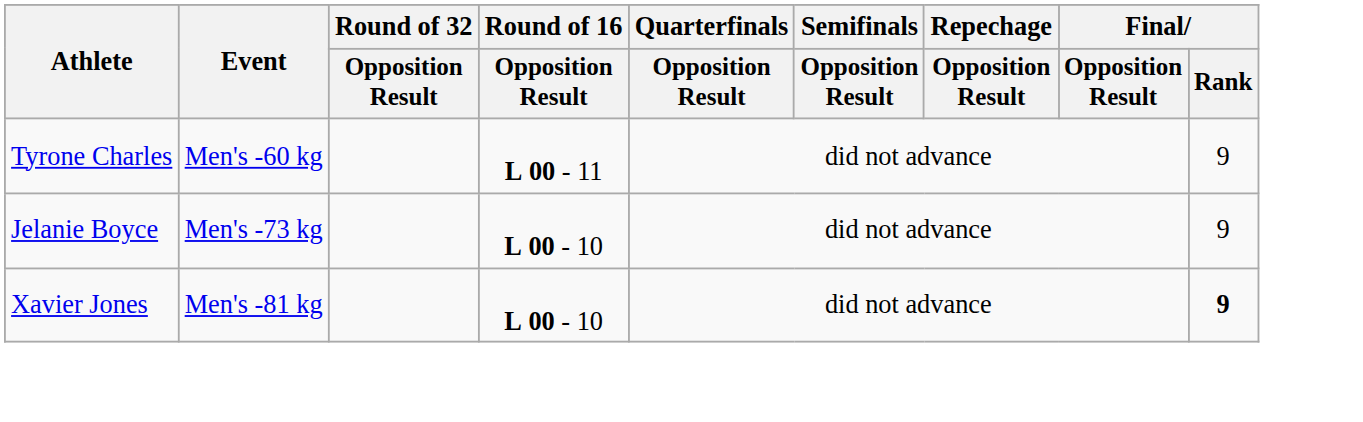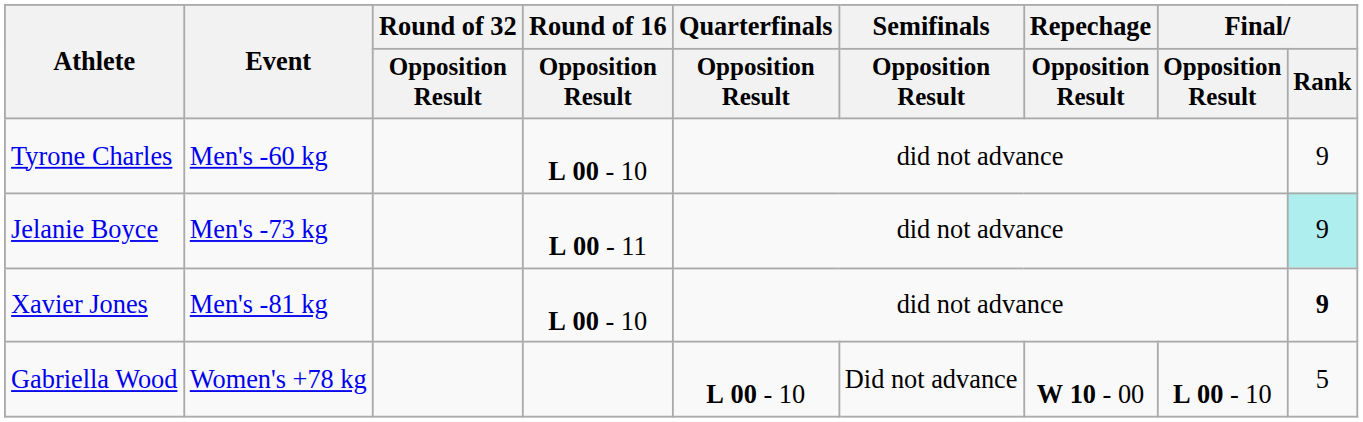(554, 171) L 00 - 11 -> (598, 171) L 00 - 10
(554, 246) L 00 - 10 -> (598, 246) L 00 - 11
(1223, 230) no background -> (1322, 230) paleturquoise background
+ row: (94, 379)
